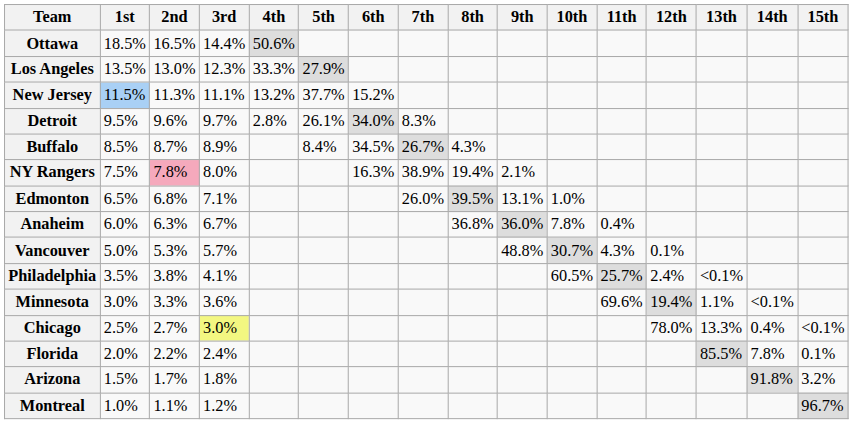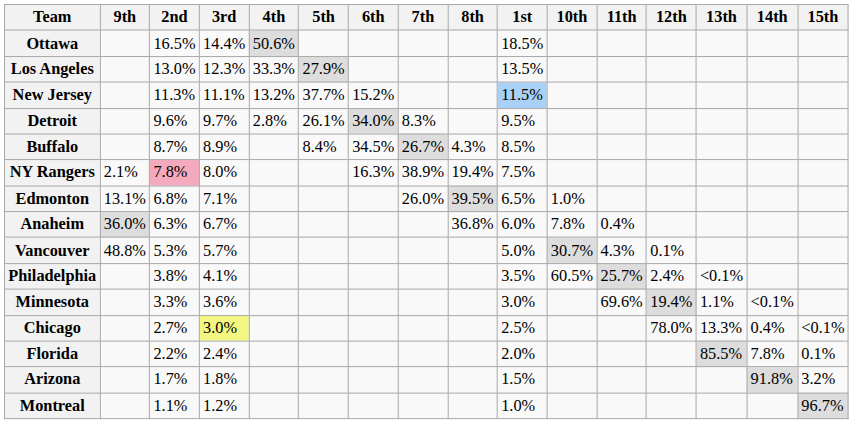columns swapped: (125, 17) <-> (522, 17)
